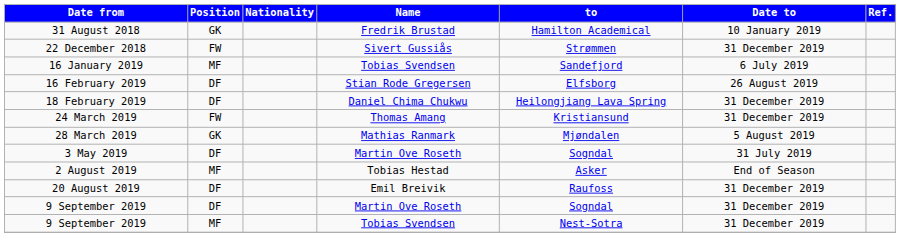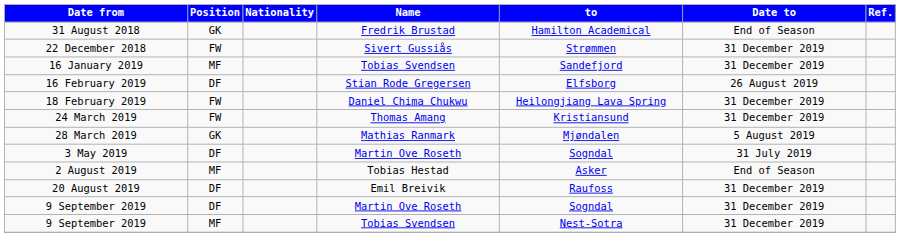(774, 30) 10 January 2019 -> (774, 30) End of Season
(774, 65) 6 July 2019 -> (774, 65) 31 December 2019
(215, 100) DF -> (215, 100) FW
